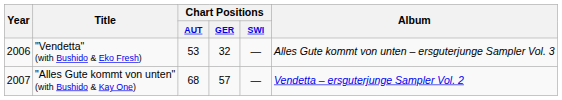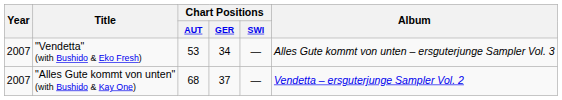(19, 52) 2006 -> (19, 52) 2007
(225, 52) 32 -> (225, 52) 34
(225, 80) 57 -> (225, 80) 37
